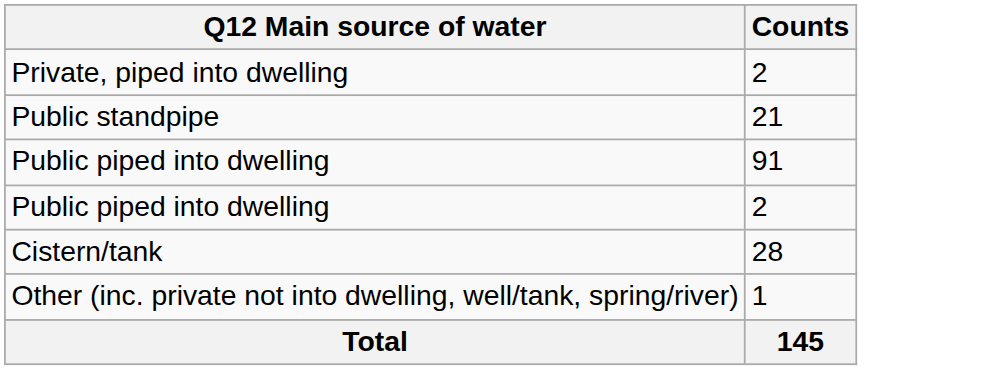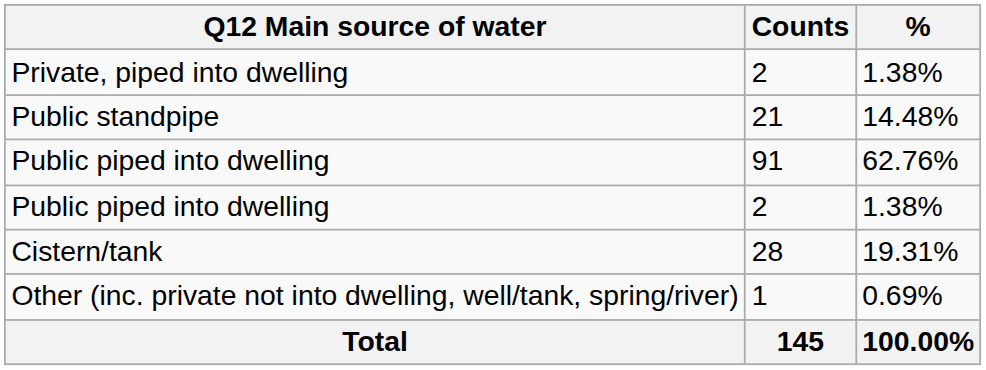+ column: (918, 26)
